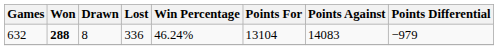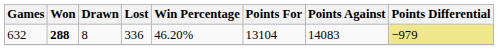(174, 34) 46.24% -> (174, 34) 46.20%
(404, 34) no background -> (404, 34) khaki background
